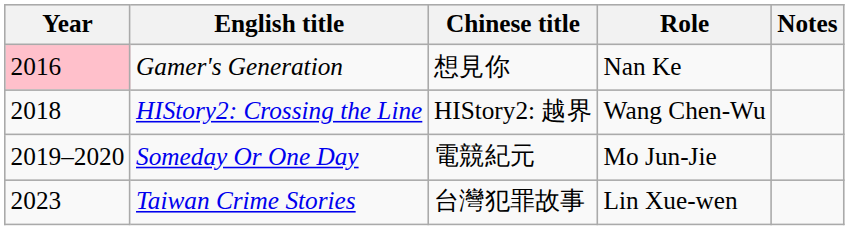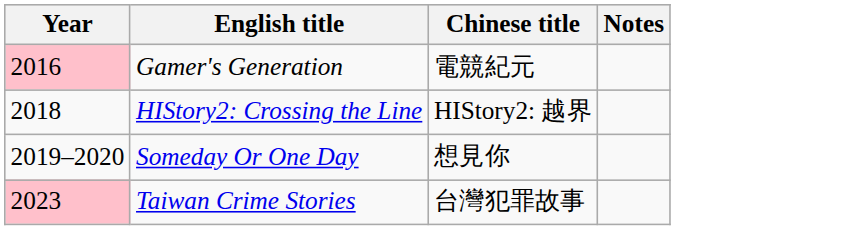- column: (685, 24)
(472, 66) 想見你 -> (485, 66) 電競紀元
(485, 155) 電競紀元 -> (472, 155) 想見你
(36, 201) no background -> (36, 201) pink background
